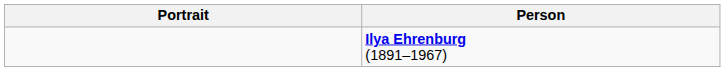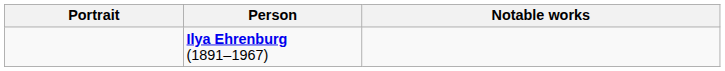+ column: (541, 15)
